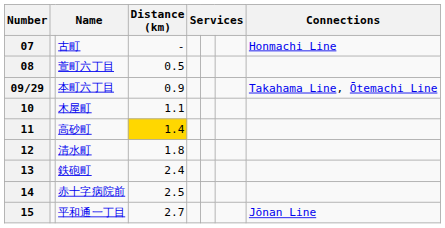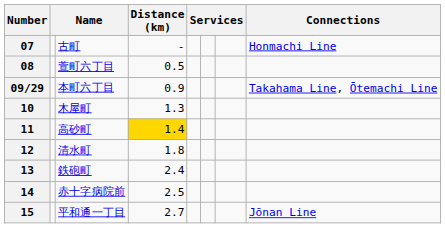(174, 108) 1.1 -> (174, 108) 1.3
